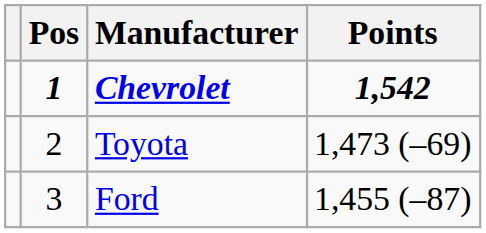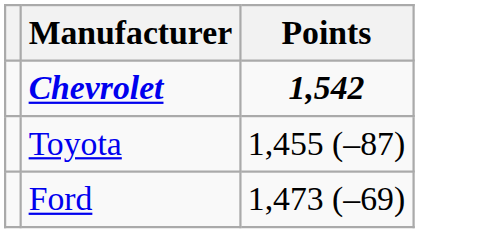- column: (54, 32)
(393, 143) 1,473 (–69) -> (326, 143) 1,455 (–87)
(393, 199) 1,455 (–87) -> (326, 199) 1,473 (–69)
